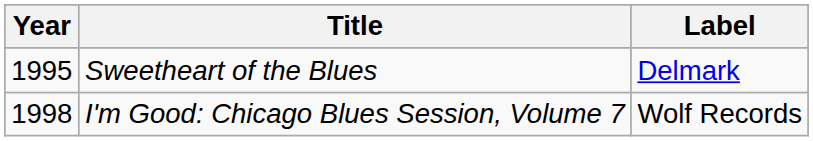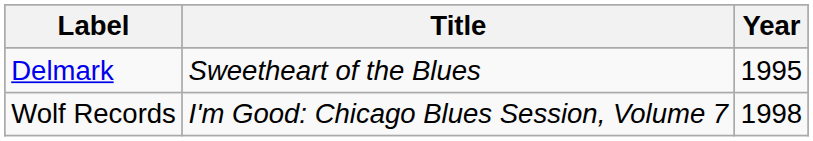columns swapped: (42, 26) <-> (720, 26)
